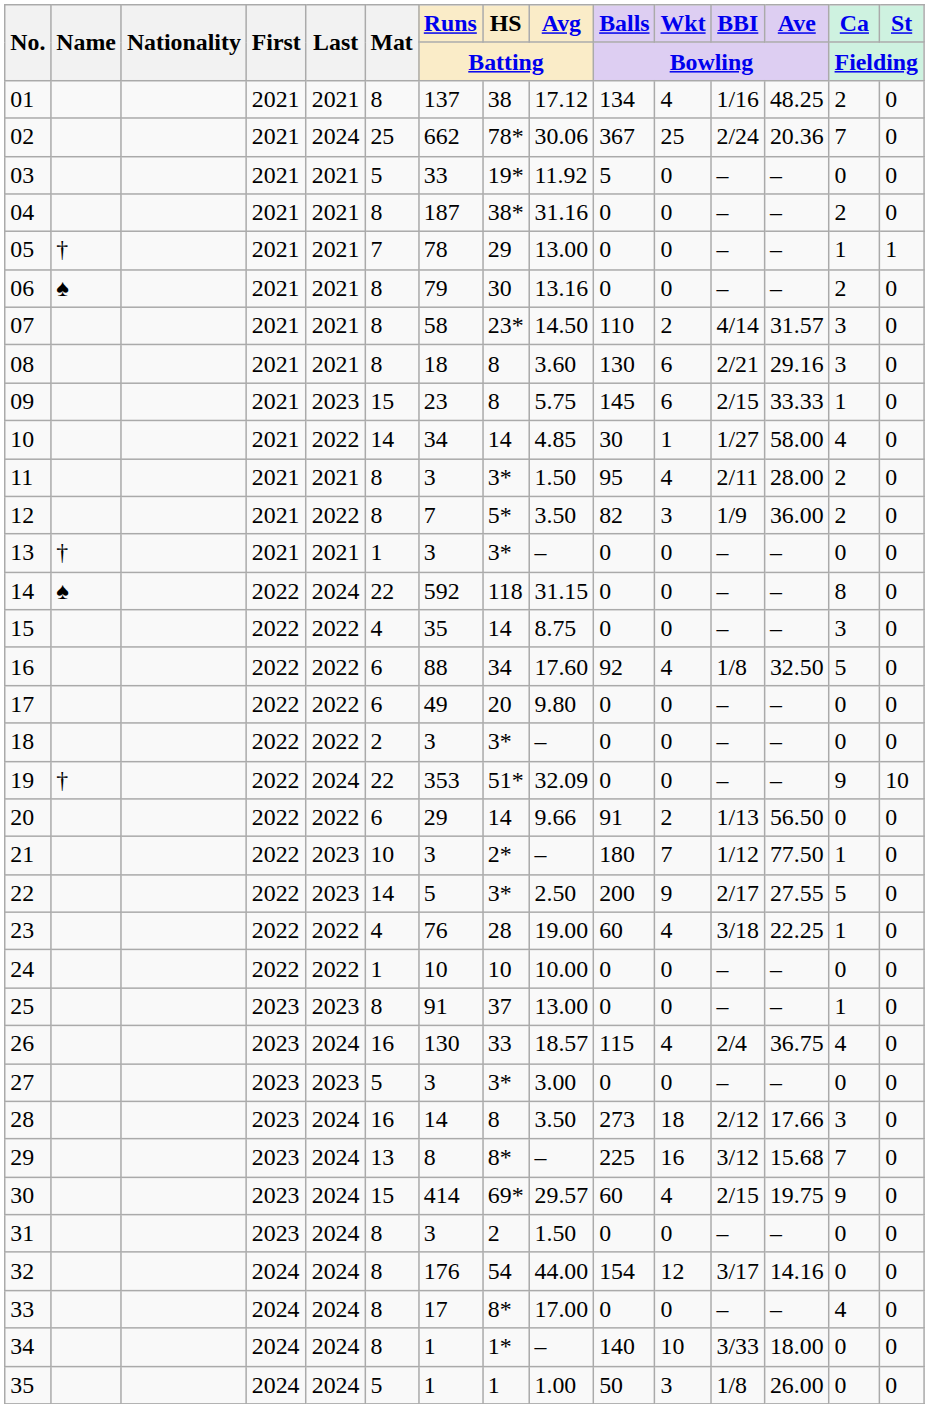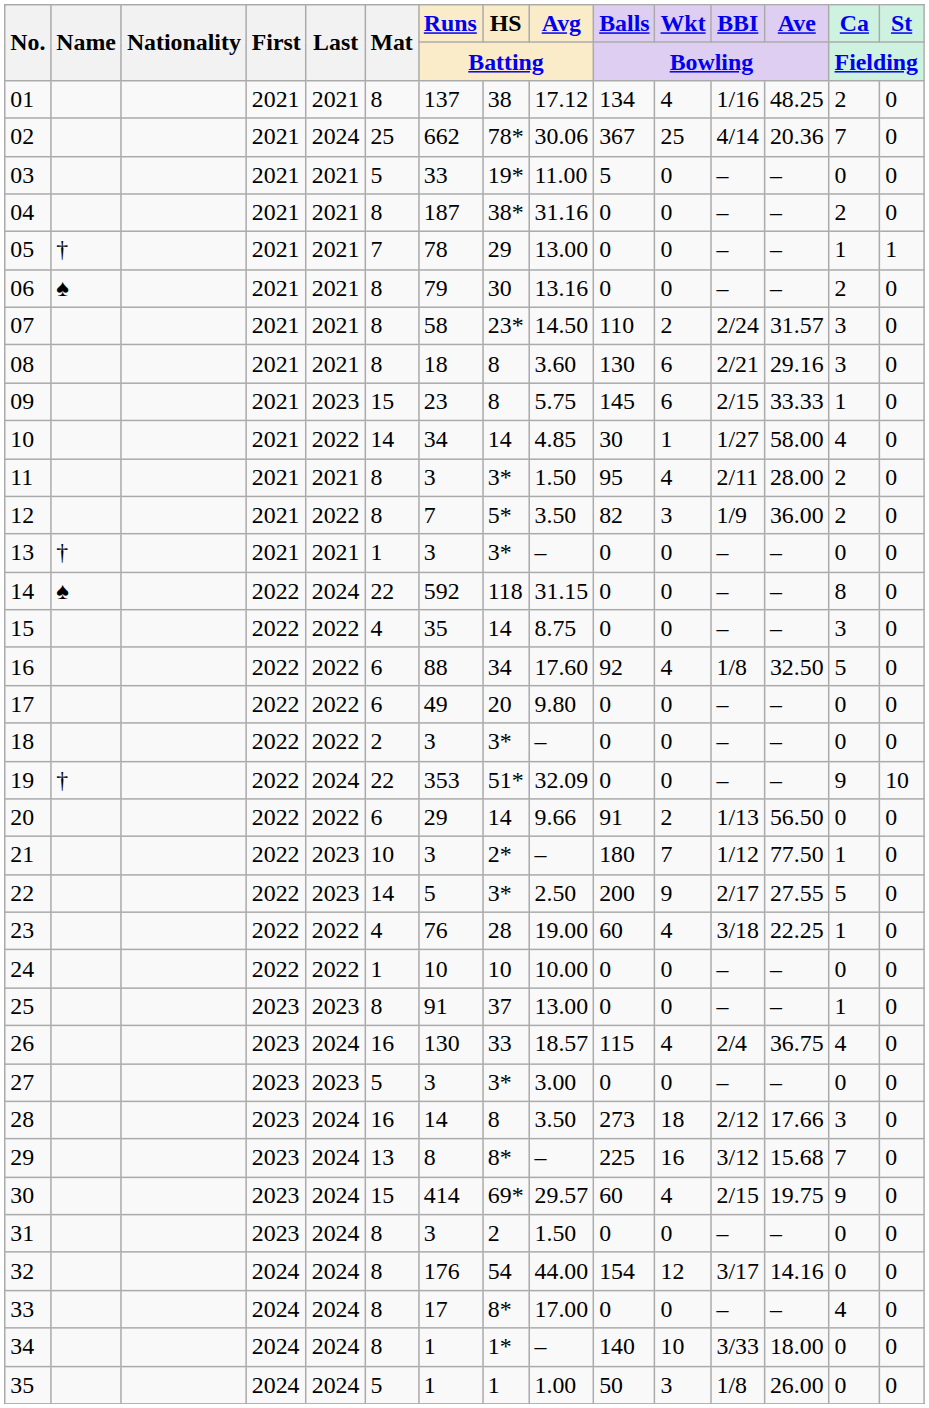(738, 136) 2/24 -> (738, 136) 4/14
(561, 174) 11.92 -> (561, 174) 11.00
(738, 325) 4/14 -> (738, 325) 2/24
